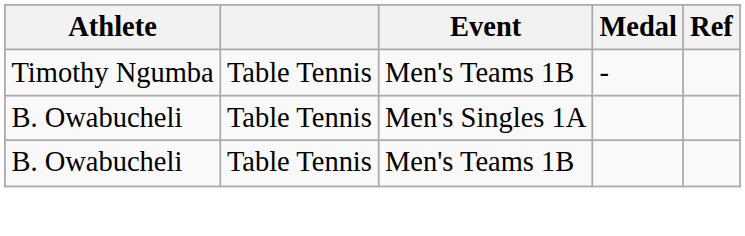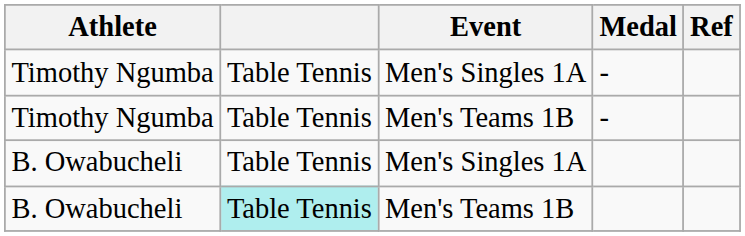+ row: (113, 72)
(299, 162) no background -> (299, 207) paleturquoise background
